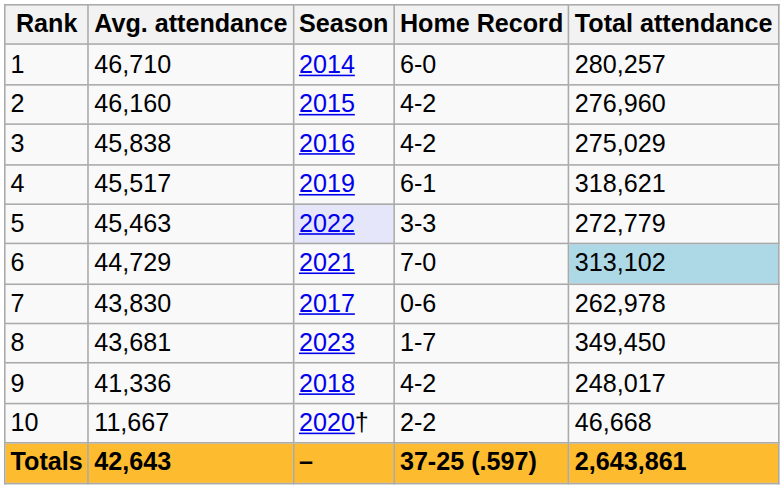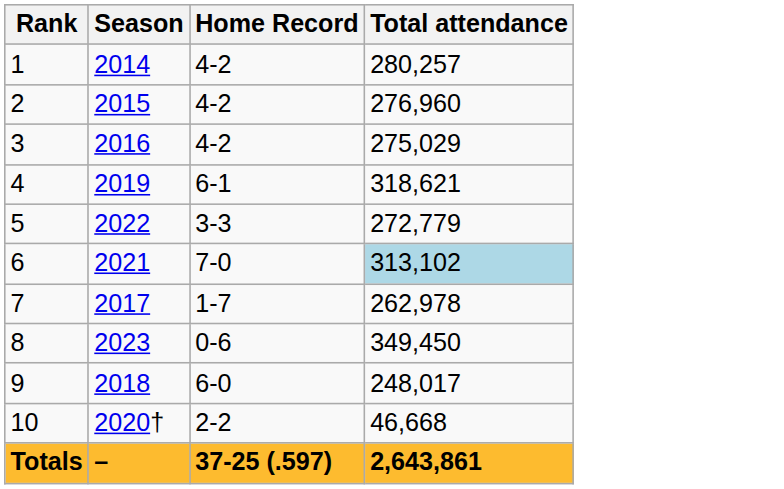- column: (191, 24)
(418, 64) 6-0 -> (213, 64) 4-2
(327, 223) lavender background -> (122, 223) no background
(418, 303) 0-6 -> (213, 303) 1-7
(418, 343) 1-7 -> (213, 343) 0-6
(418, 382) 4-2 -> (213, 382) 6-0
